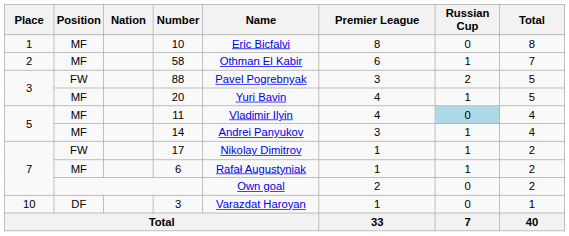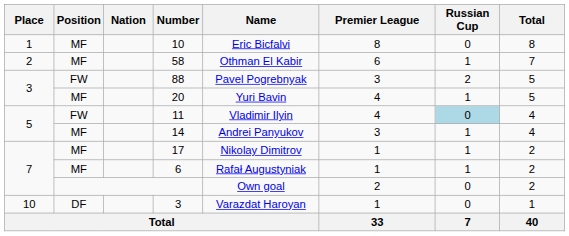(79, 115) MF -> (79, 115) FW
(79, 151) FW -> (79, 151) MF
